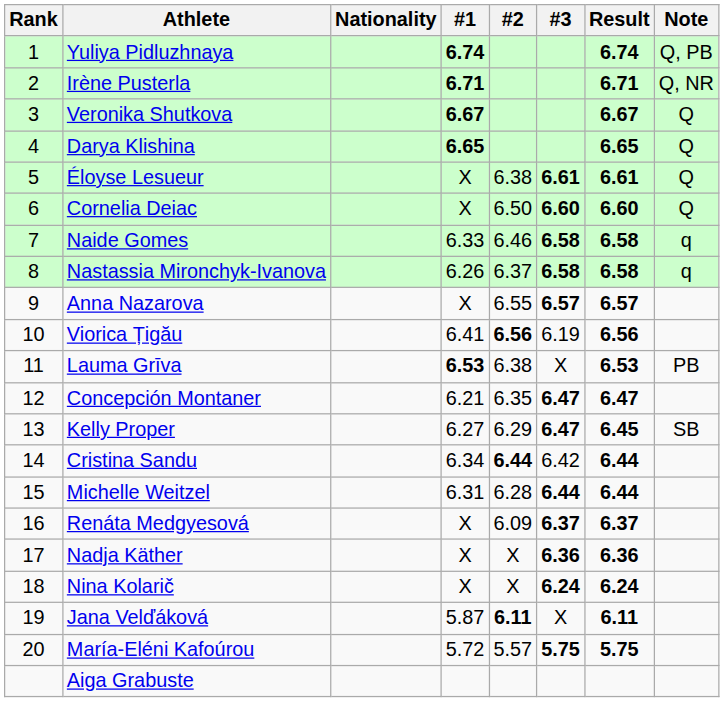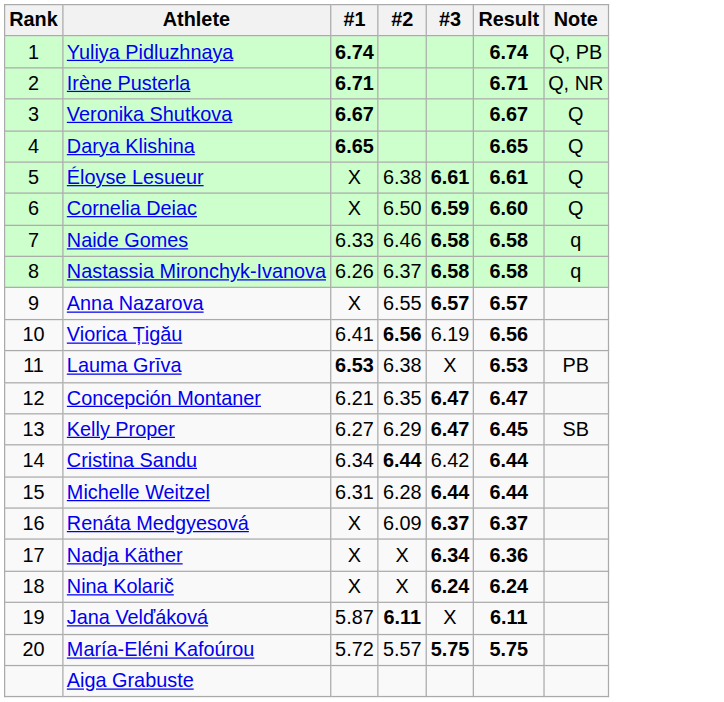- column: (386, 20)
(561, 209) 6.60 -> (450, 209) 6.59
(561, 555) 6.36 -> (450, 555) 6.34
